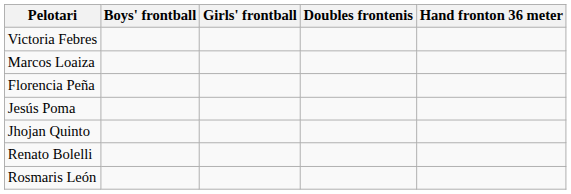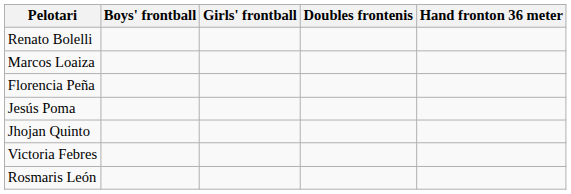rows swapped: (50, 154) <-> (52, 39)
